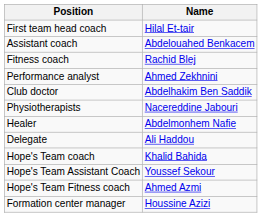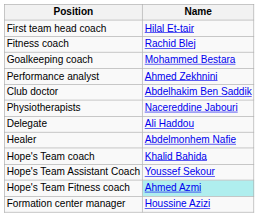- row: (42, 44)
+ row: (50, 60)
rows swapped: (21, 124) <-> (27, 140)
(173, 188) no background -> (173, 188) paleturquoise background
